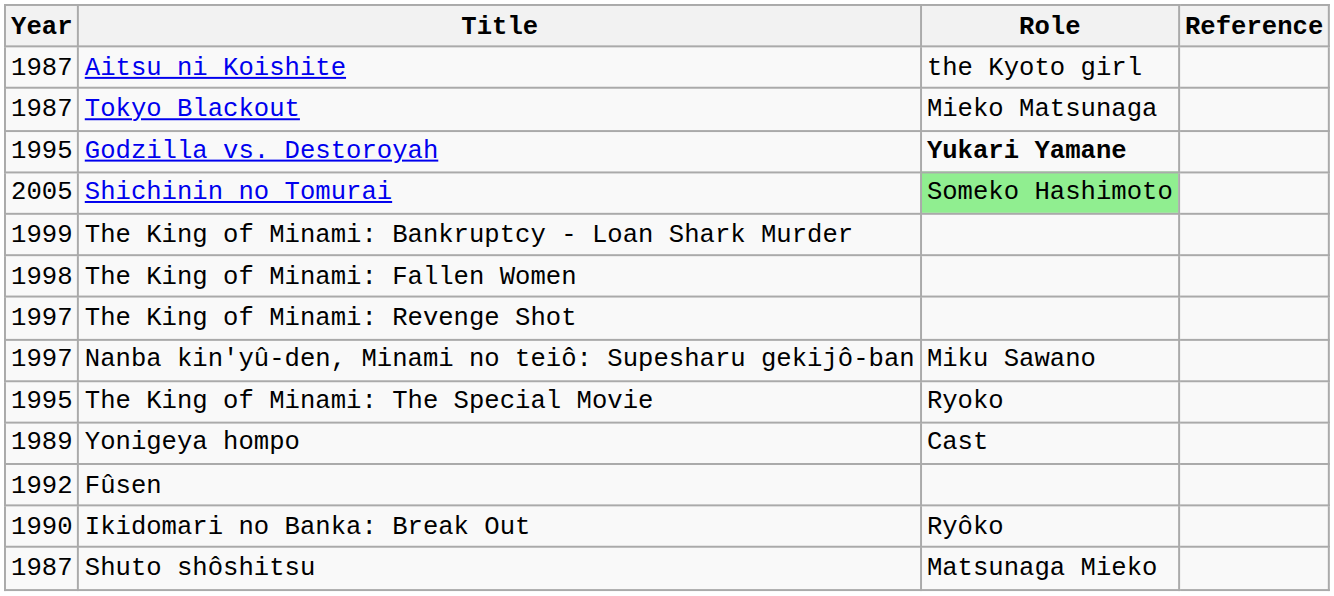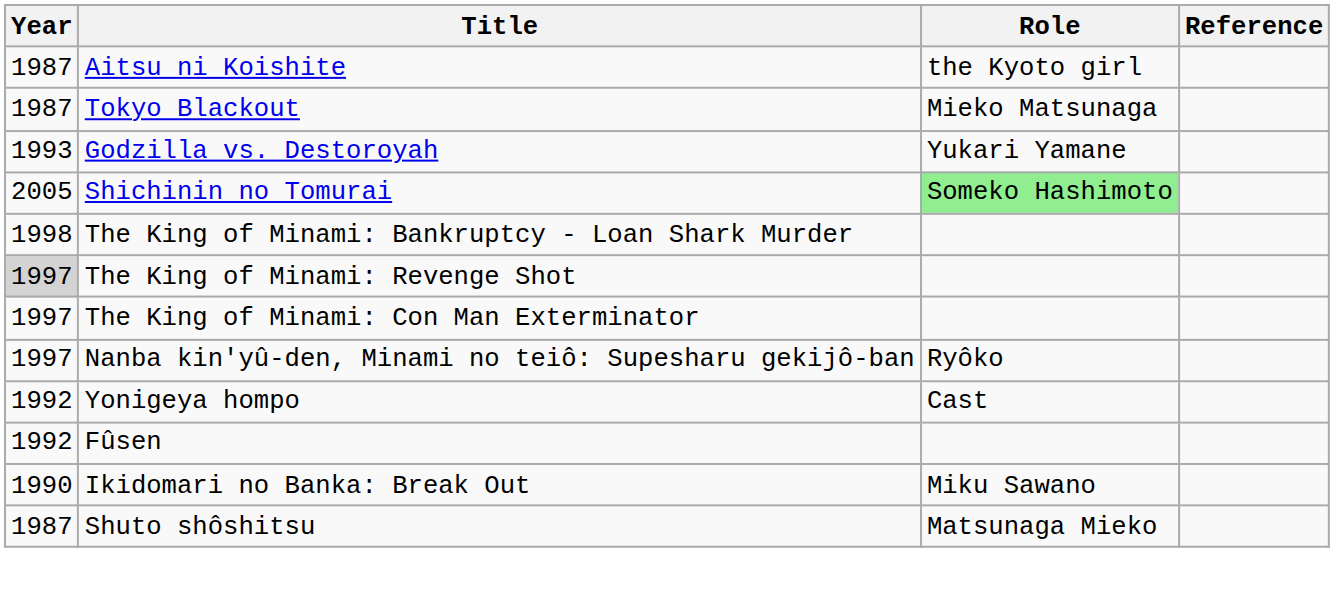(42, 151) 1995 -> (42, 151) 1993
(1027, 151) bold -> (1027, 151) normal
(42, 235) 1999 -> (42, 235) 1998
- row: (331, 276)
(42, 318) no background -> (42, 276) lightgrey background
+ row: (392, 318)
(1011, 360) Miku Sawano -> (965, 360) Ryôko
- row: (369, 402)
(42, 443) 1989 -> (42, 402) 1992
(965, 527) Ryôko -> (1011, 485) Miku Sawano
